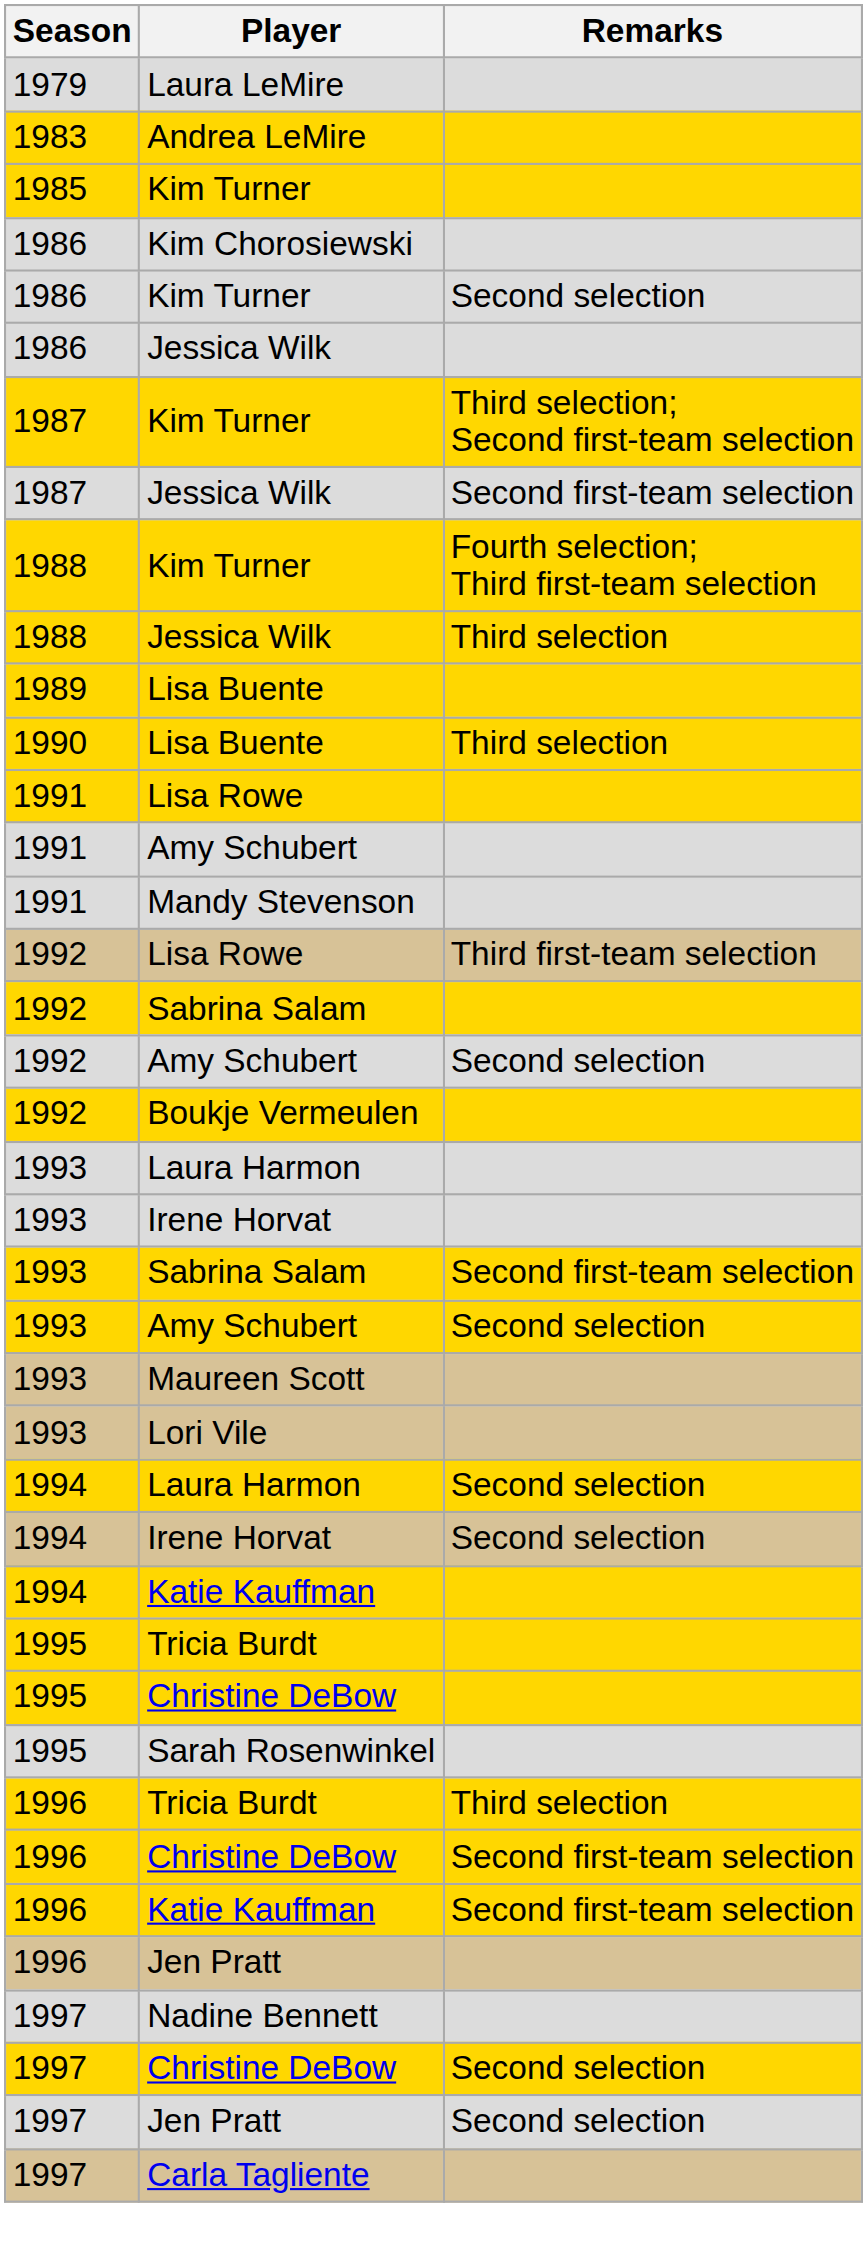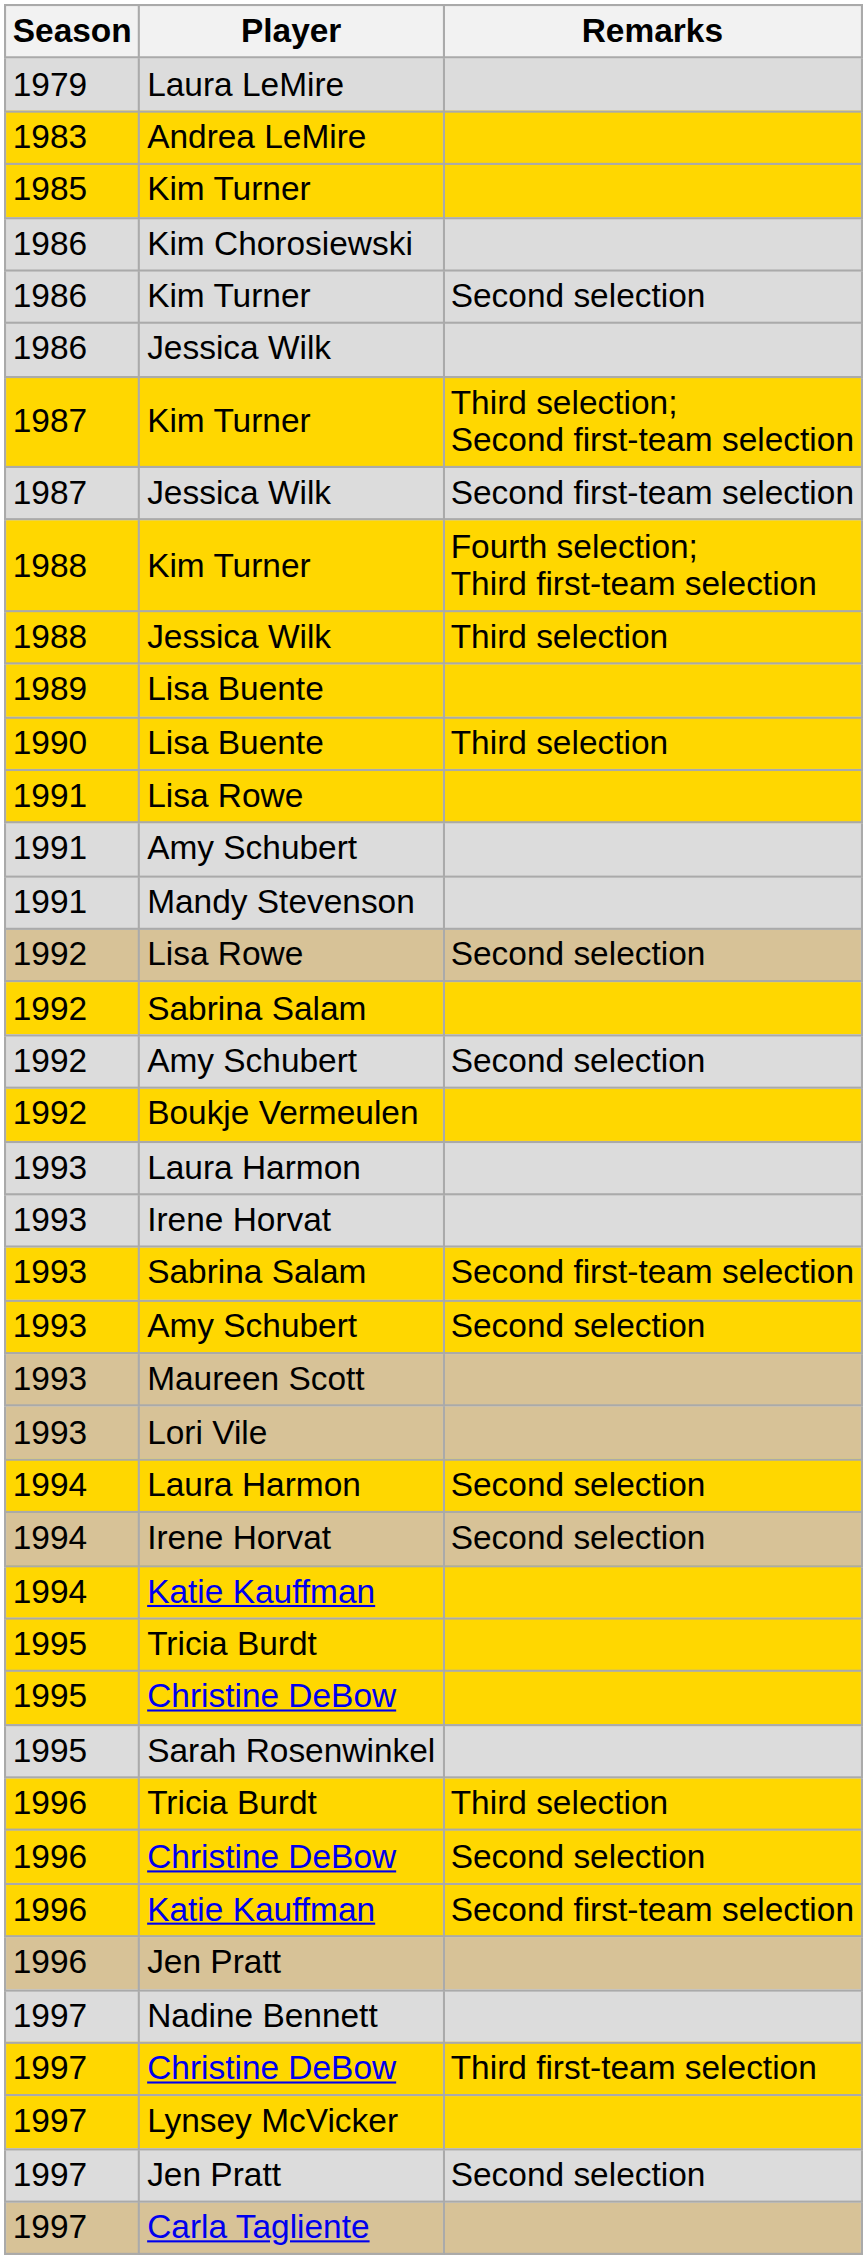(634, 954) Third first-team selection -> (578, 954) Second selection
(652, 1856) Second first-team selection -> (578, 1856) Second selection
(578, 2068) Second selection -> (634, 2068) Third first-team selection
+ row: (50, 2121)
